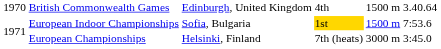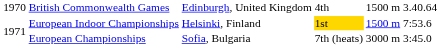(216, 23) Sofia, Bulgaria -> (221, 23) Helsinki, Finland
(221, 38) Helsinki, Finland -> (216, 38) Sofia, Bulgaria
